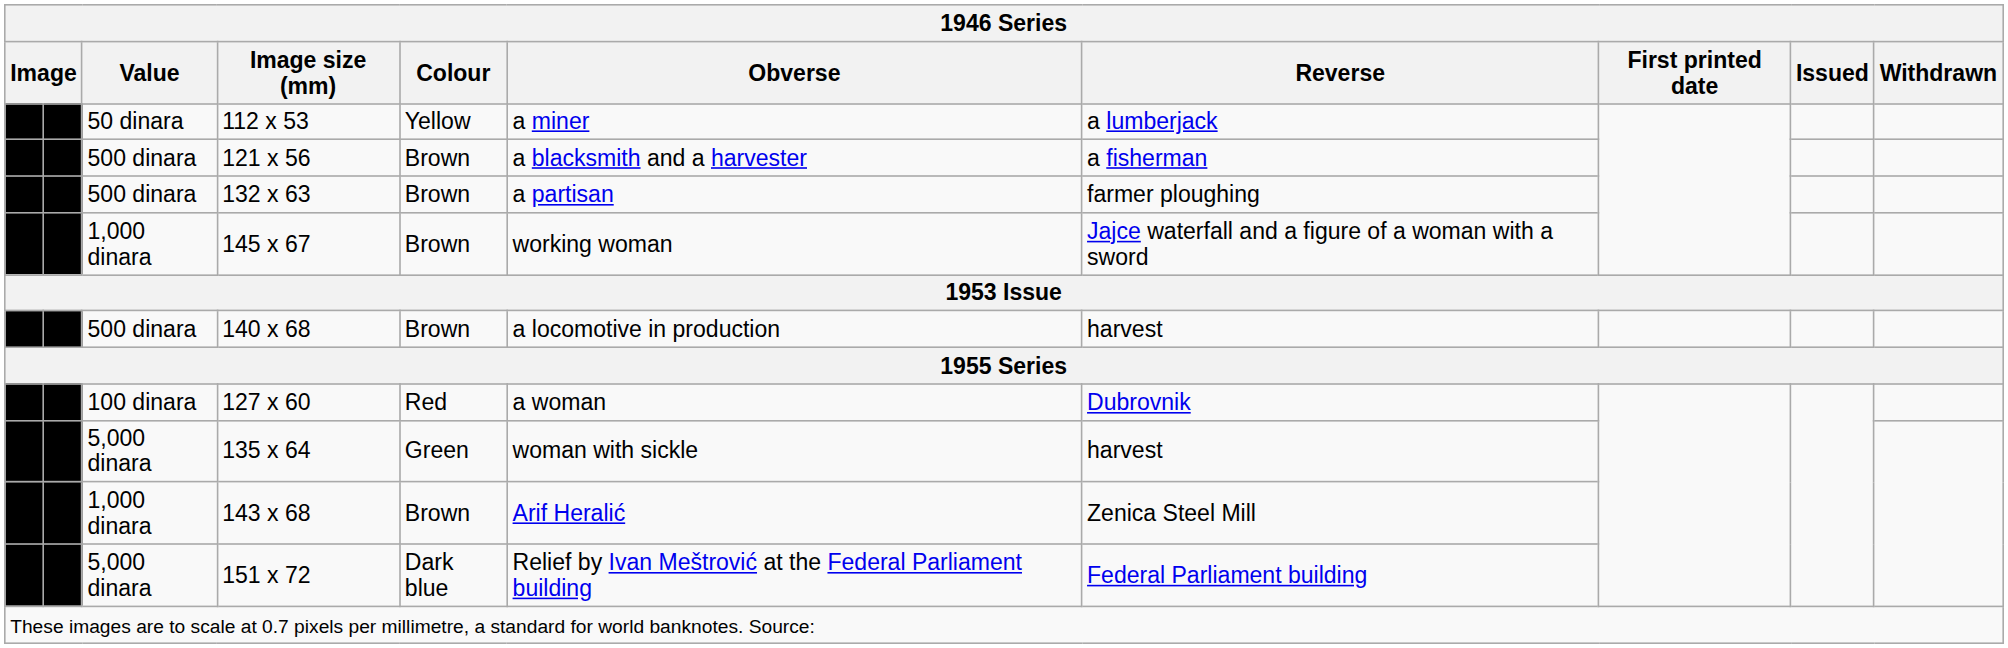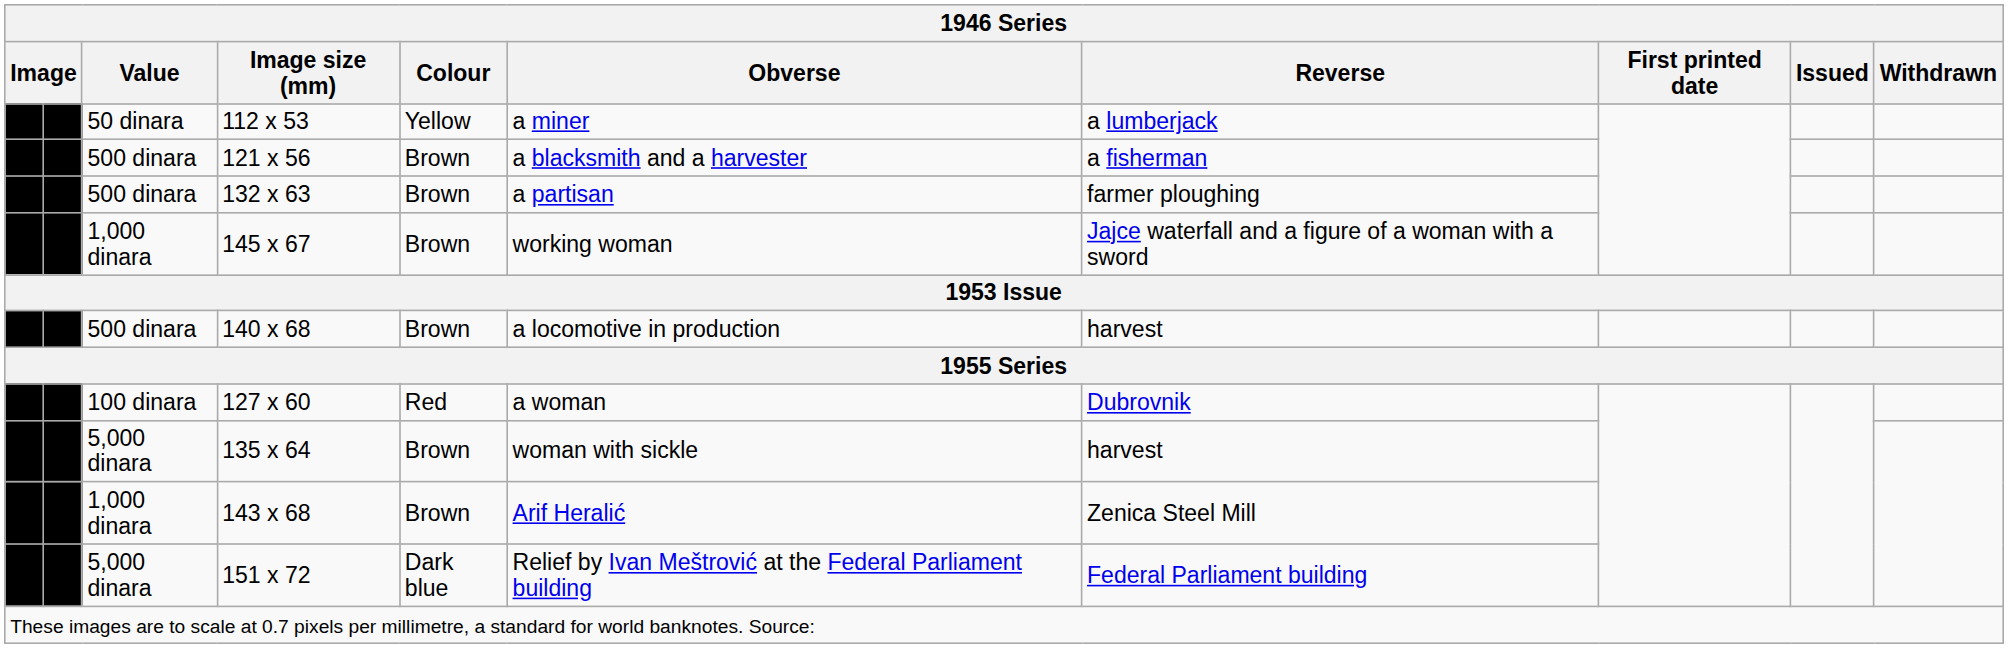(437, 451) Green -> (437, 451) Brown
